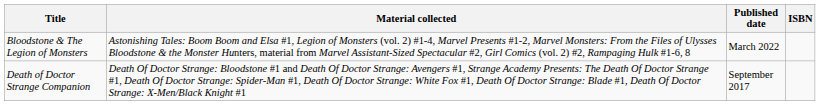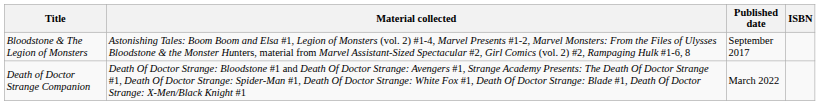(754, 46) March 2022 -> (751, 46) September 2017
(751, 80) September 2017 -> (754, 80) March 2022
